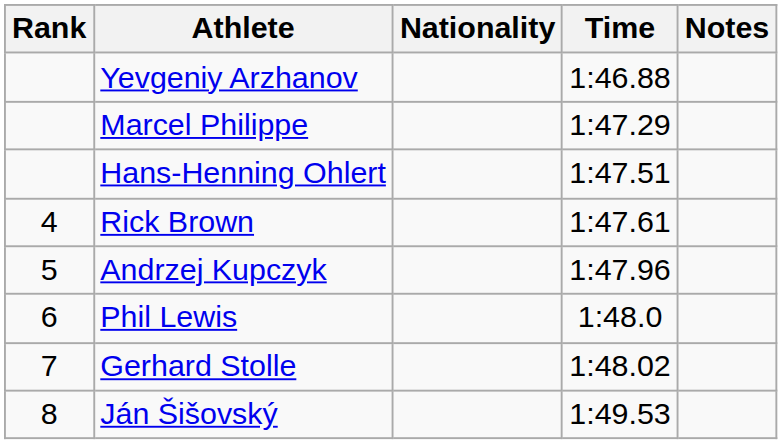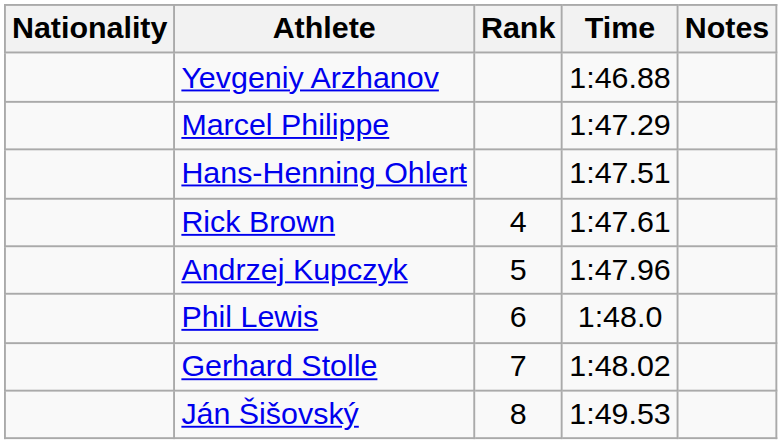columns swapped: (49, 28) <-> (478, 28)
